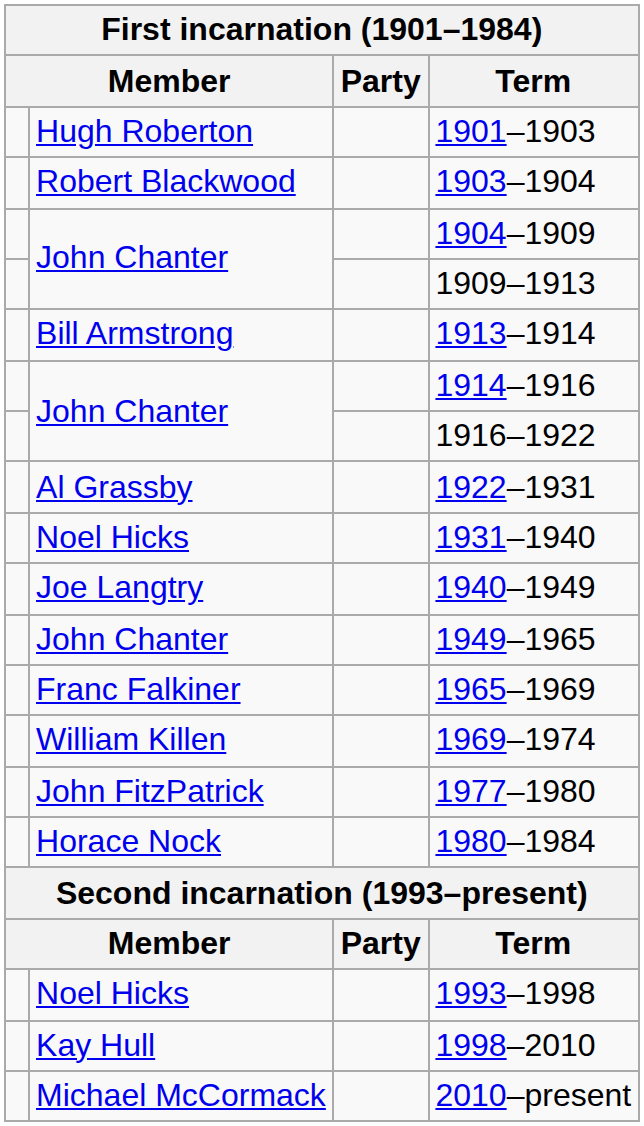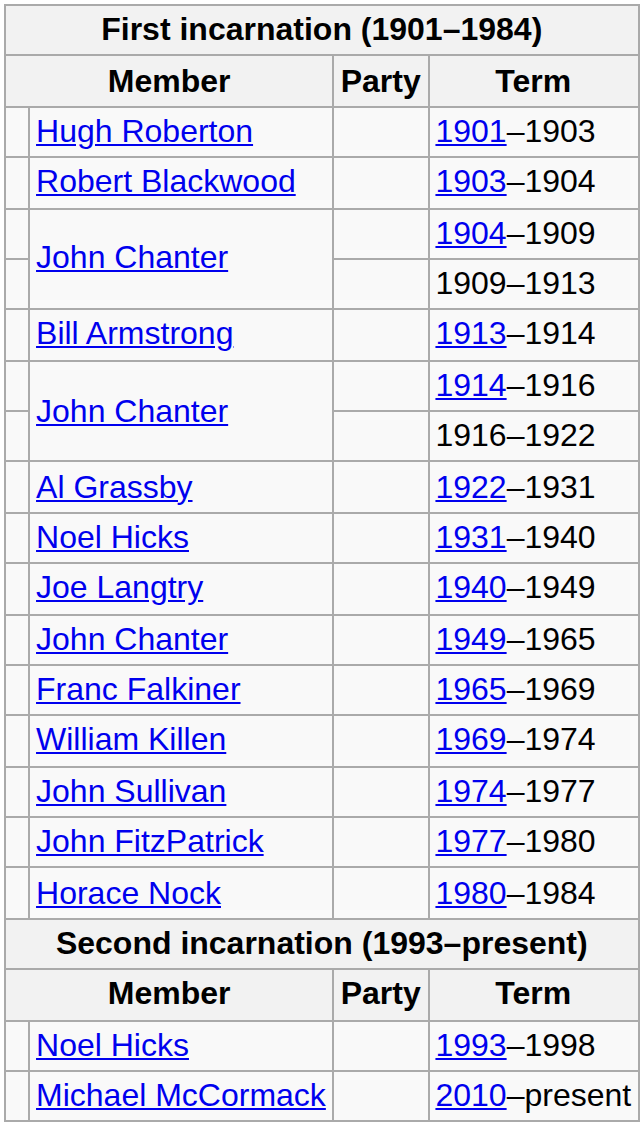+ row: (516, 791)
- row: (516, 1044)
